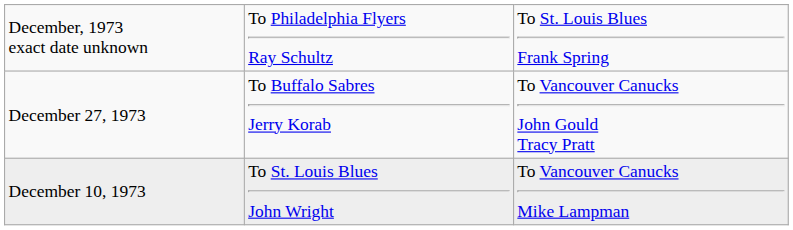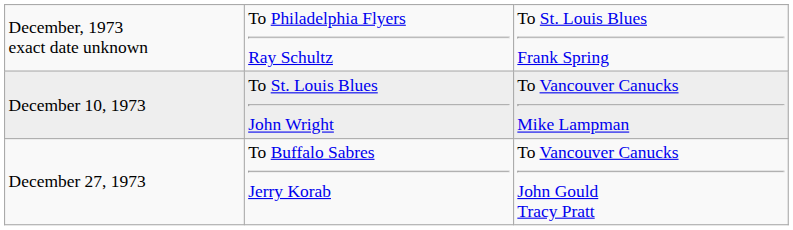rows swapped: (77, 191) <-> (77, 114)
